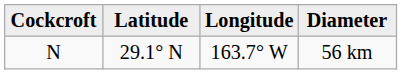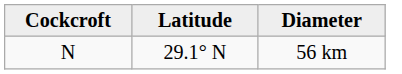- column: (249, 20)
